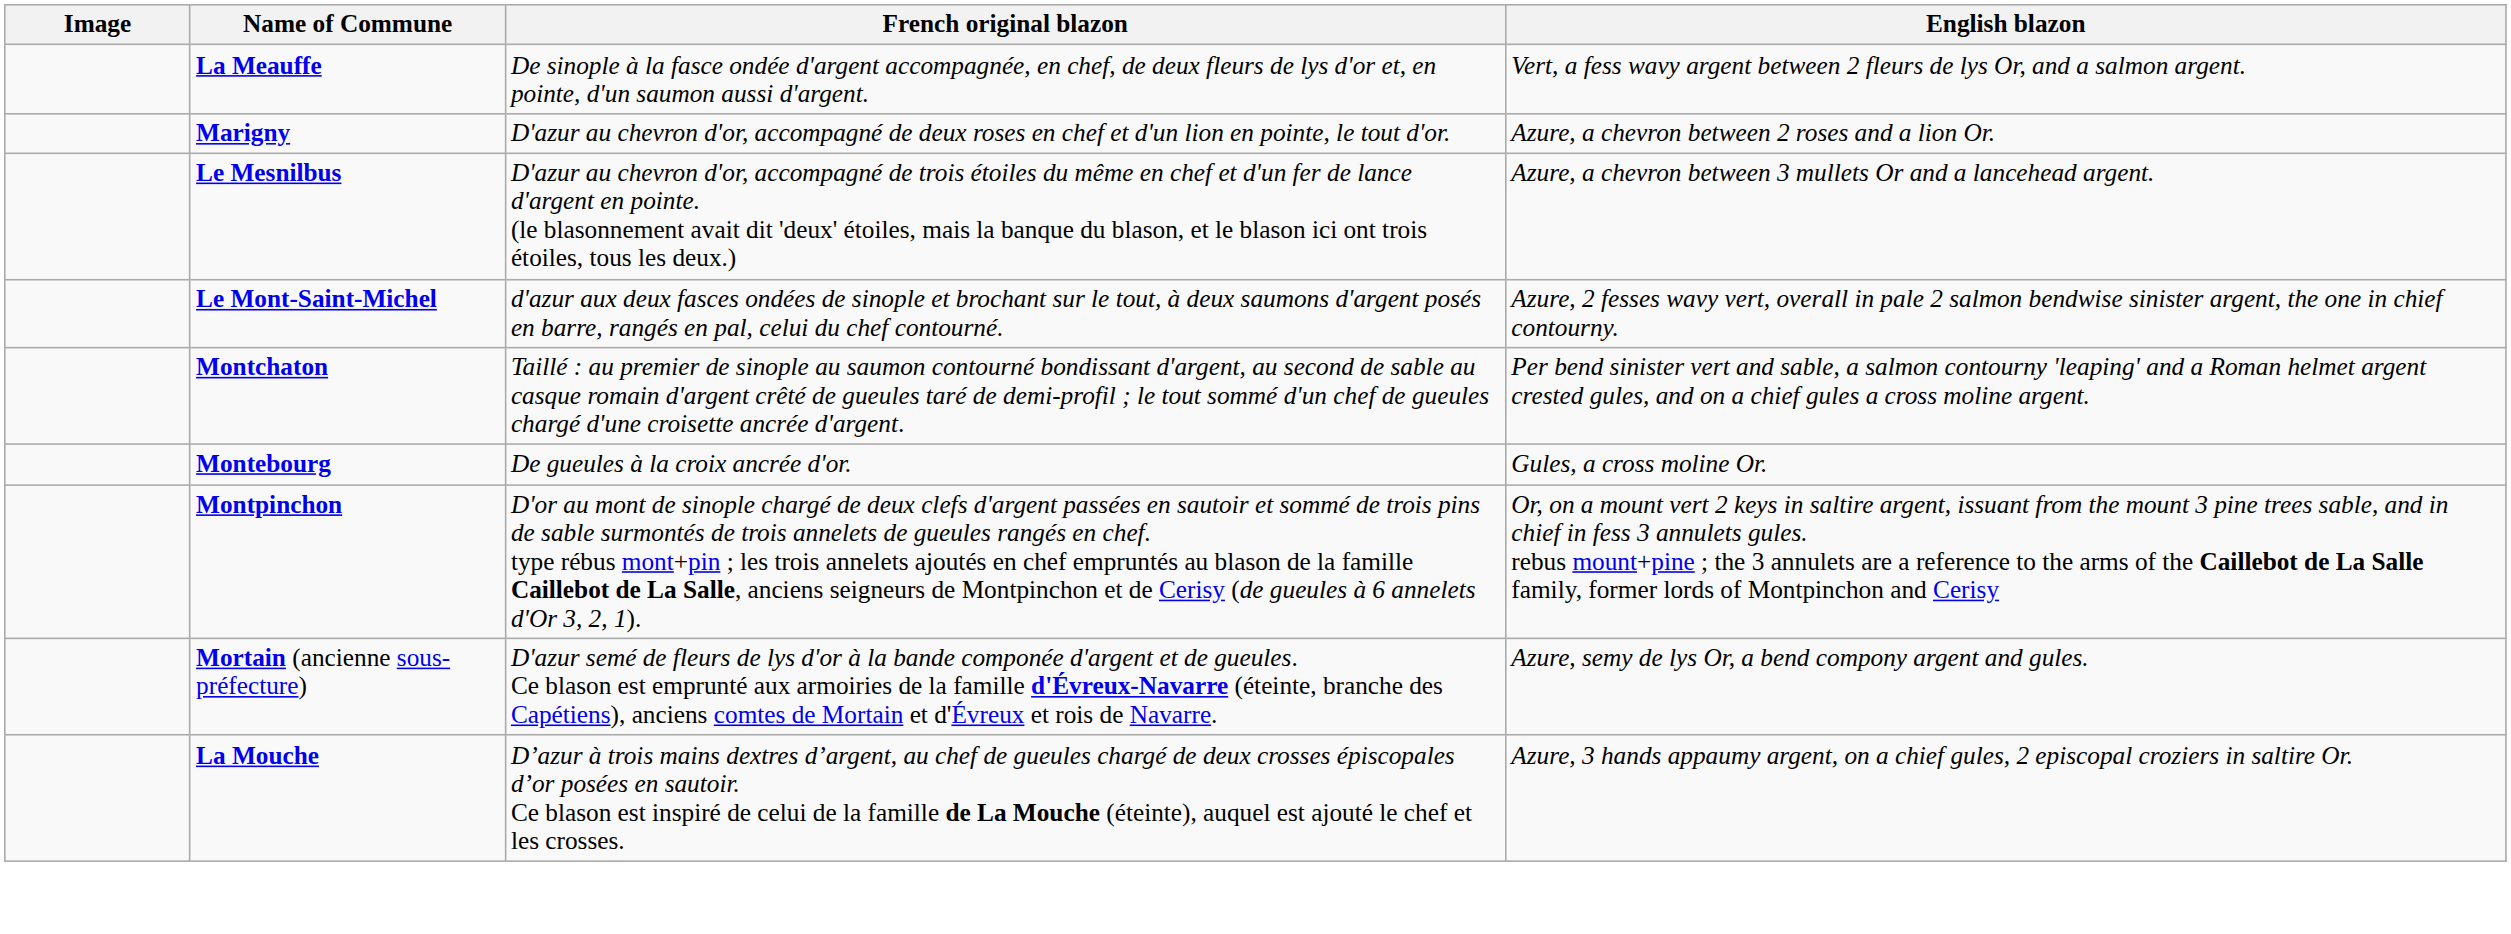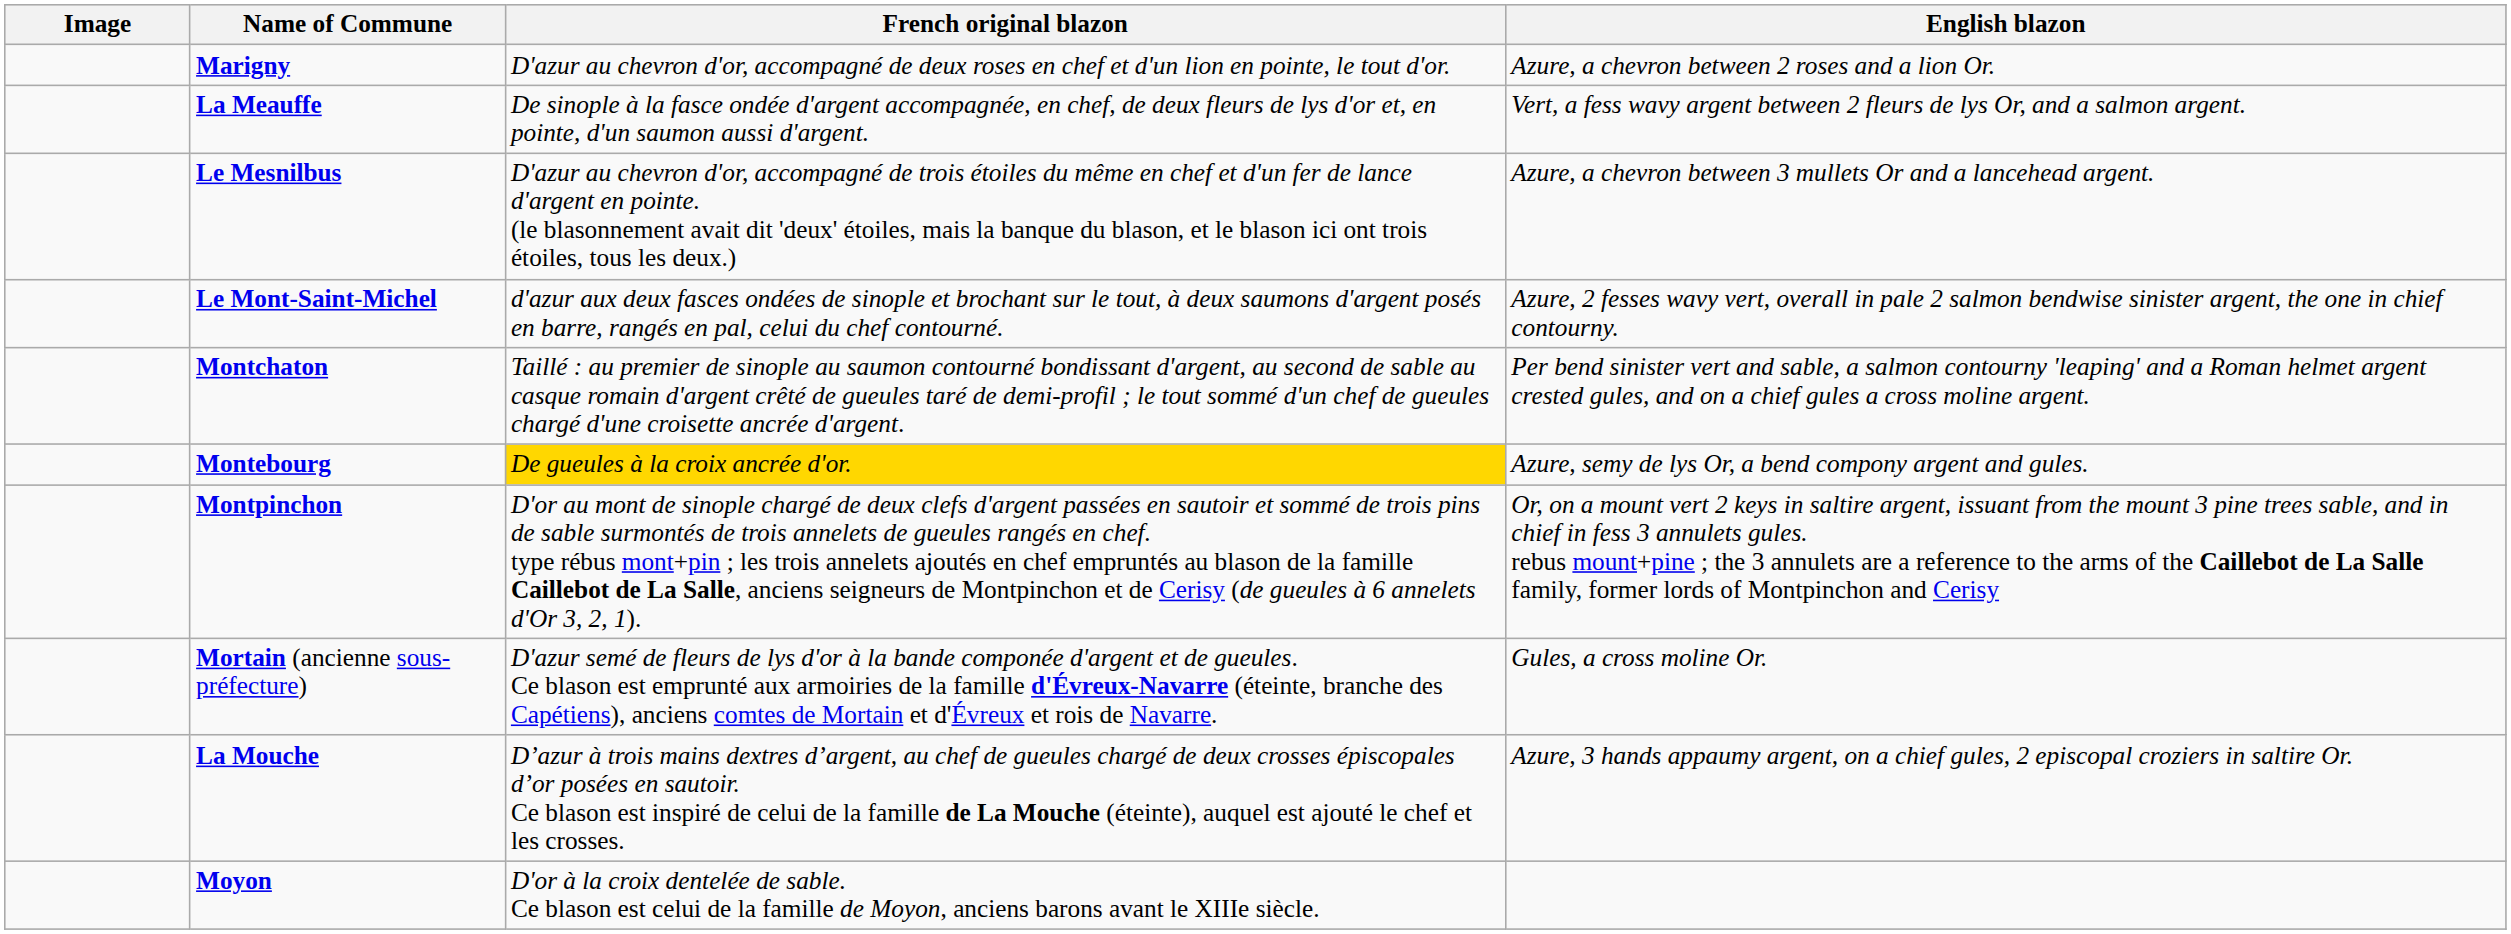rows swapped: (243, 133) <-> (259, 64)
(681, 464) no background -> (681, 464) gold background
(1639, 464) Gules, a cross moline Or. -> (1800, 464) Azure, semy de lys Or, a bend compony argent and gules.
(1800, 658) Azure, semy de lys Or, a bend compony argent and gules. -> (1639, 658) Gules, a cross moline Or.
+ row: (234, 880)
